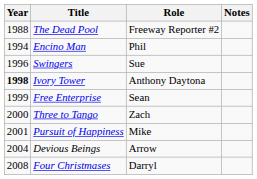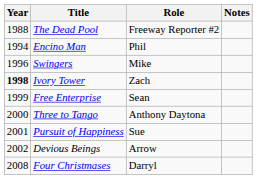(137, 64) Sue -> (140, 64) Mike
(167, 81) Anthony Daytona -> (139, 81) Zach
(139, 115) Zach -> (167, 115) Anthony Daytona
(140, 132) Mike -> (137, 132) Sue
(18, 149) 2004 -> (18, 149) 2002
